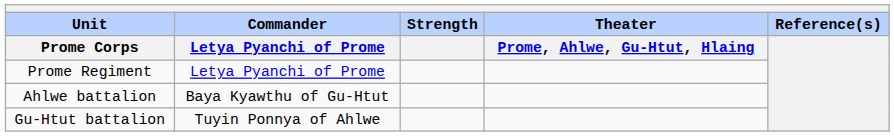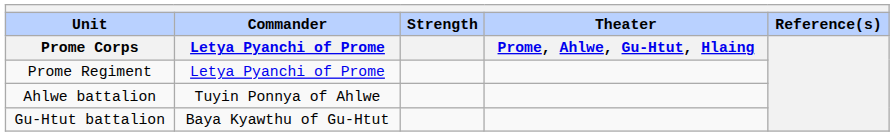(288, 96) Baya Kyawthu of Gu-Htut -> (288, 96) Tuyin Ponnya of Ahlwe
(288, 120) Tuyin Ponnya of Ahlwe -> (288, 120) Baya Kyawthu of Gu-Htut
